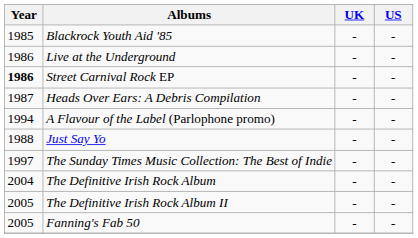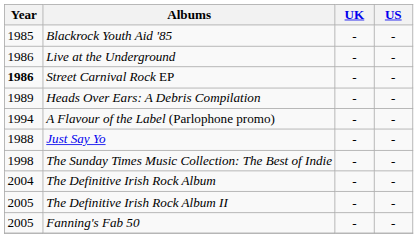(21, 98) 1987 -> (21, 98) 1989
(21, 160) 1997 -> (21, 160) 1998
